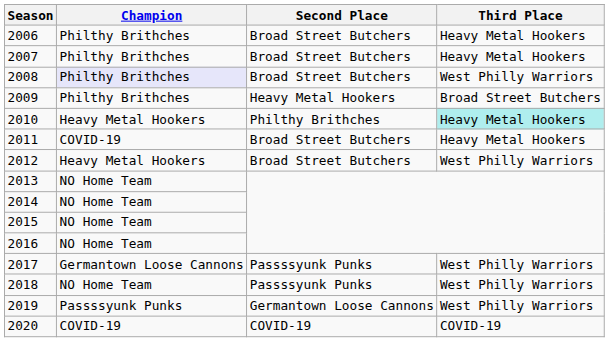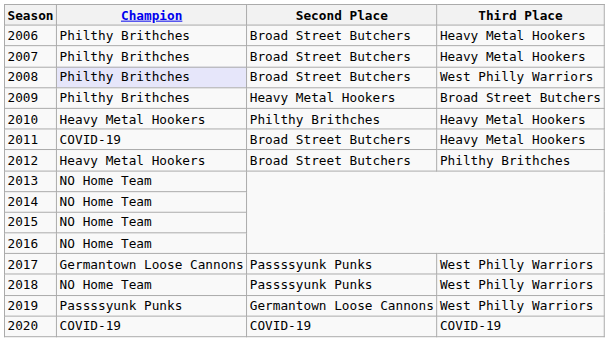(513, 119) paleturquoise background -> (513, 119) no background
(517, 160) West Philly Warriors -> (505, 160) Philthy Brithches
